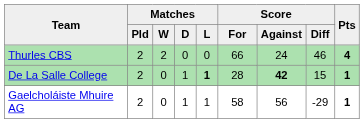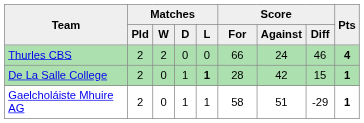(281, 75) bold -> (281, 75) normal
(281, 102) 56 -> (281, 102) 51
